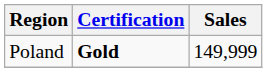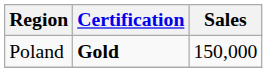(225, 51) 149,999 -> (225, 51) 150,000
